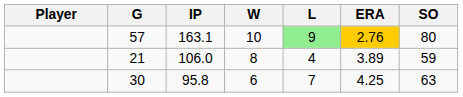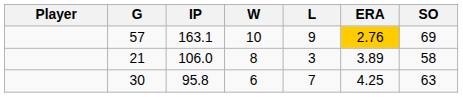(312, 37) lightgreen background -> (312, 37) no background
(428, 37) 80 -> (428, 37) 69
(312, 59) 4 -> (312, 59) 3
(428, 59) 59 -> (428, 59) 58
